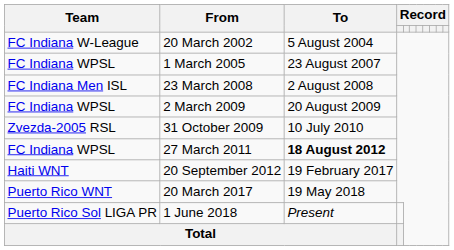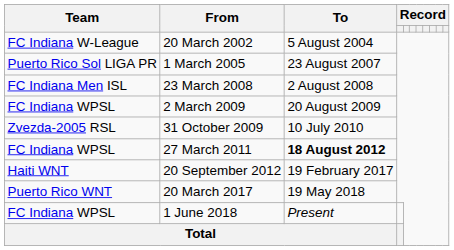(61, 63) FC Indiana WPSL -> (82, 63) Puerto Rico Sol LIGA PR
(82, 213) Puerto Rico Sol LIGA PR -> (61, 213) FC Indiana WPSL
